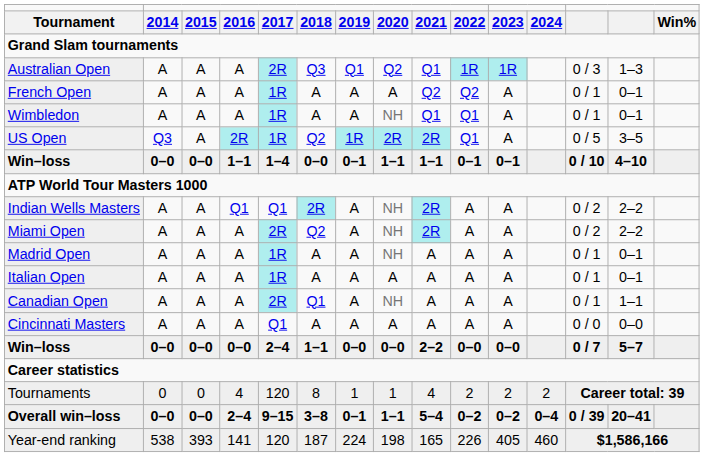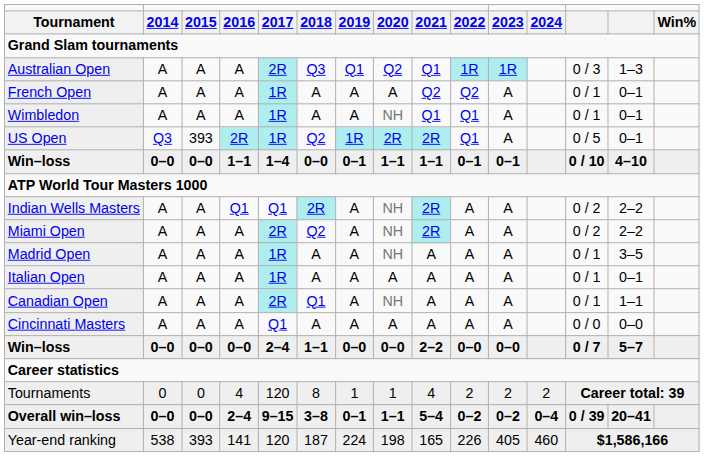(201, 138) A -> (201, 138) 393
(631, 138) 3–5 -> (631, 138) 0–1
(631, 253) 0–1 -> (631, 253) 3–5
